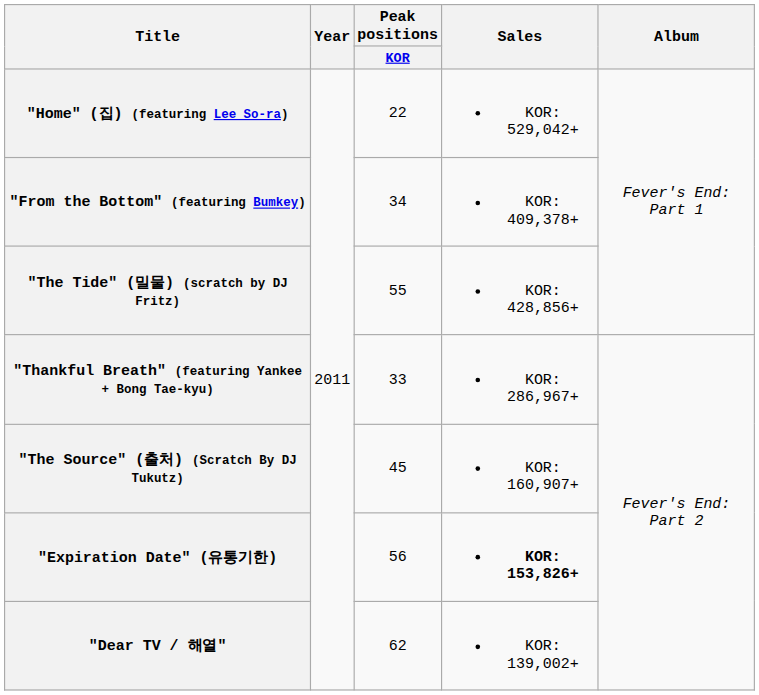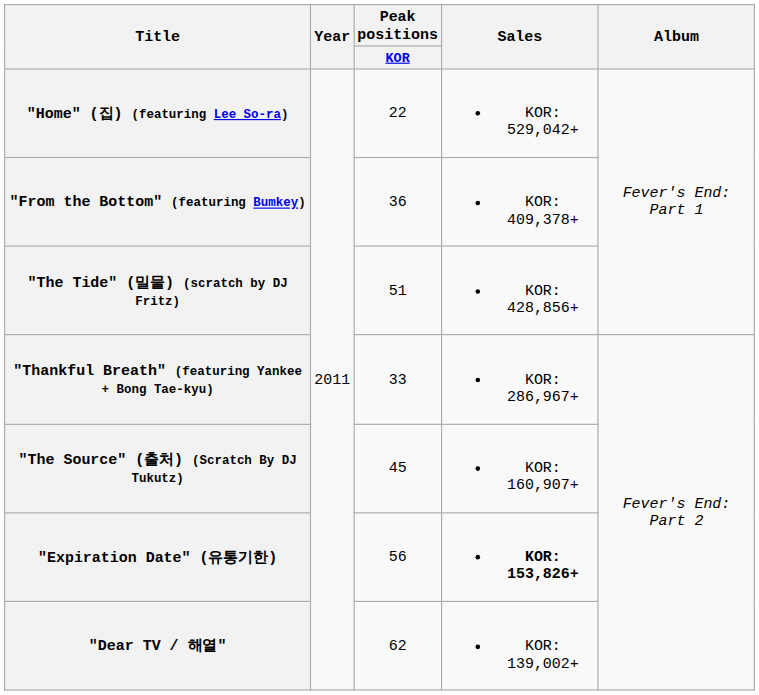(398, 202) 34 -> (398, 202) 36
(398, 291) 55 -> (398, 291) 51
